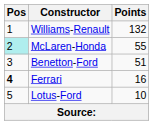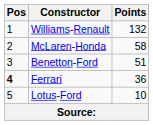(10, 46) paleturquoise background -> (10, 46) no background
(141, 46) 55 -> (141, 46) 58
(141, 79) 16 -> (141, 79) 36
